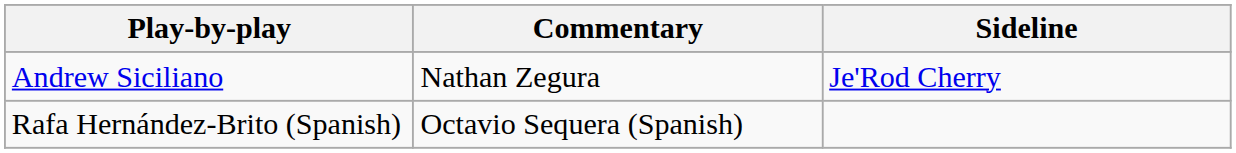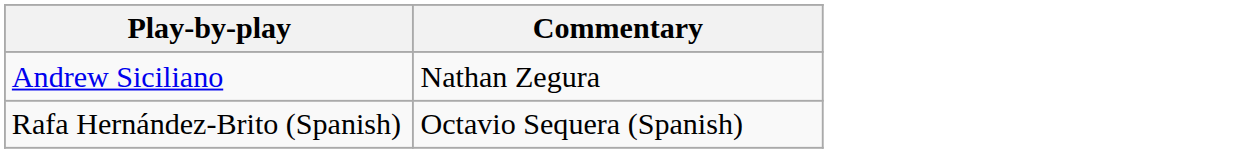- column: (1027, 28)
